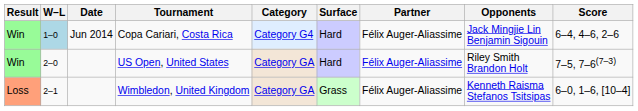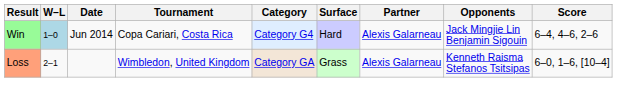(412, 35) Félix Auger-Aliassime -> (402, 35) Alexis Galarneau
- row: (173, 63)
(412, 91) Félix Auger-Aliassime -> (402, 63) Alexis Galarneau
